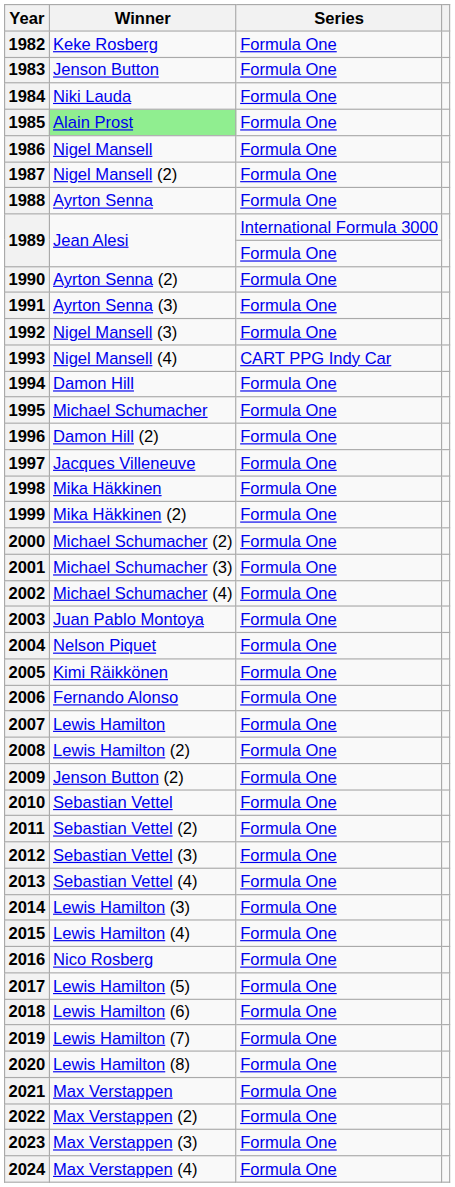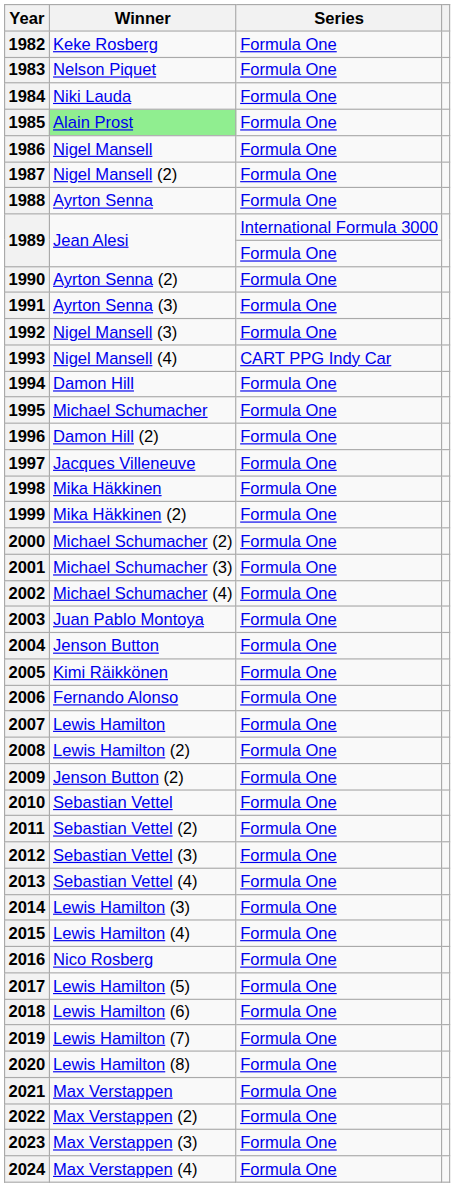(106, 70) Jenson Button -> (105, 70) Nelson Piquet
(105, 646) Nelson Piquet -> (106, 646) Jenson Button
